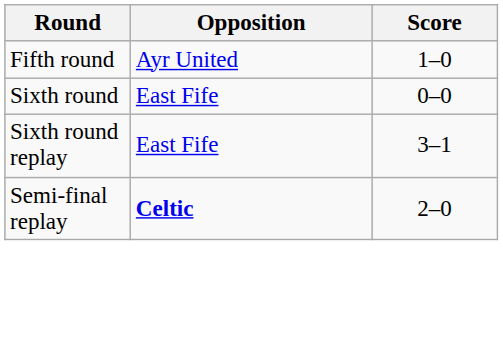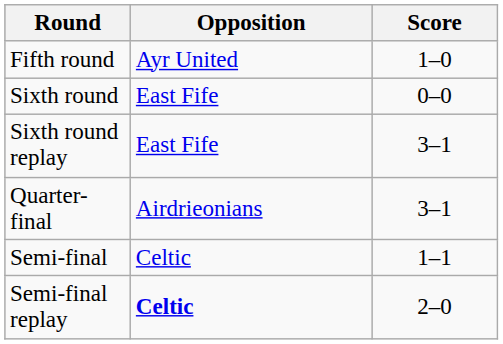+ row: (49, 207)
+ row: (59, 257)
